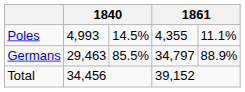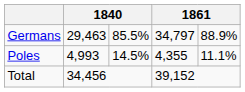rows swapped: (34, 55) <-> (24, 35)
